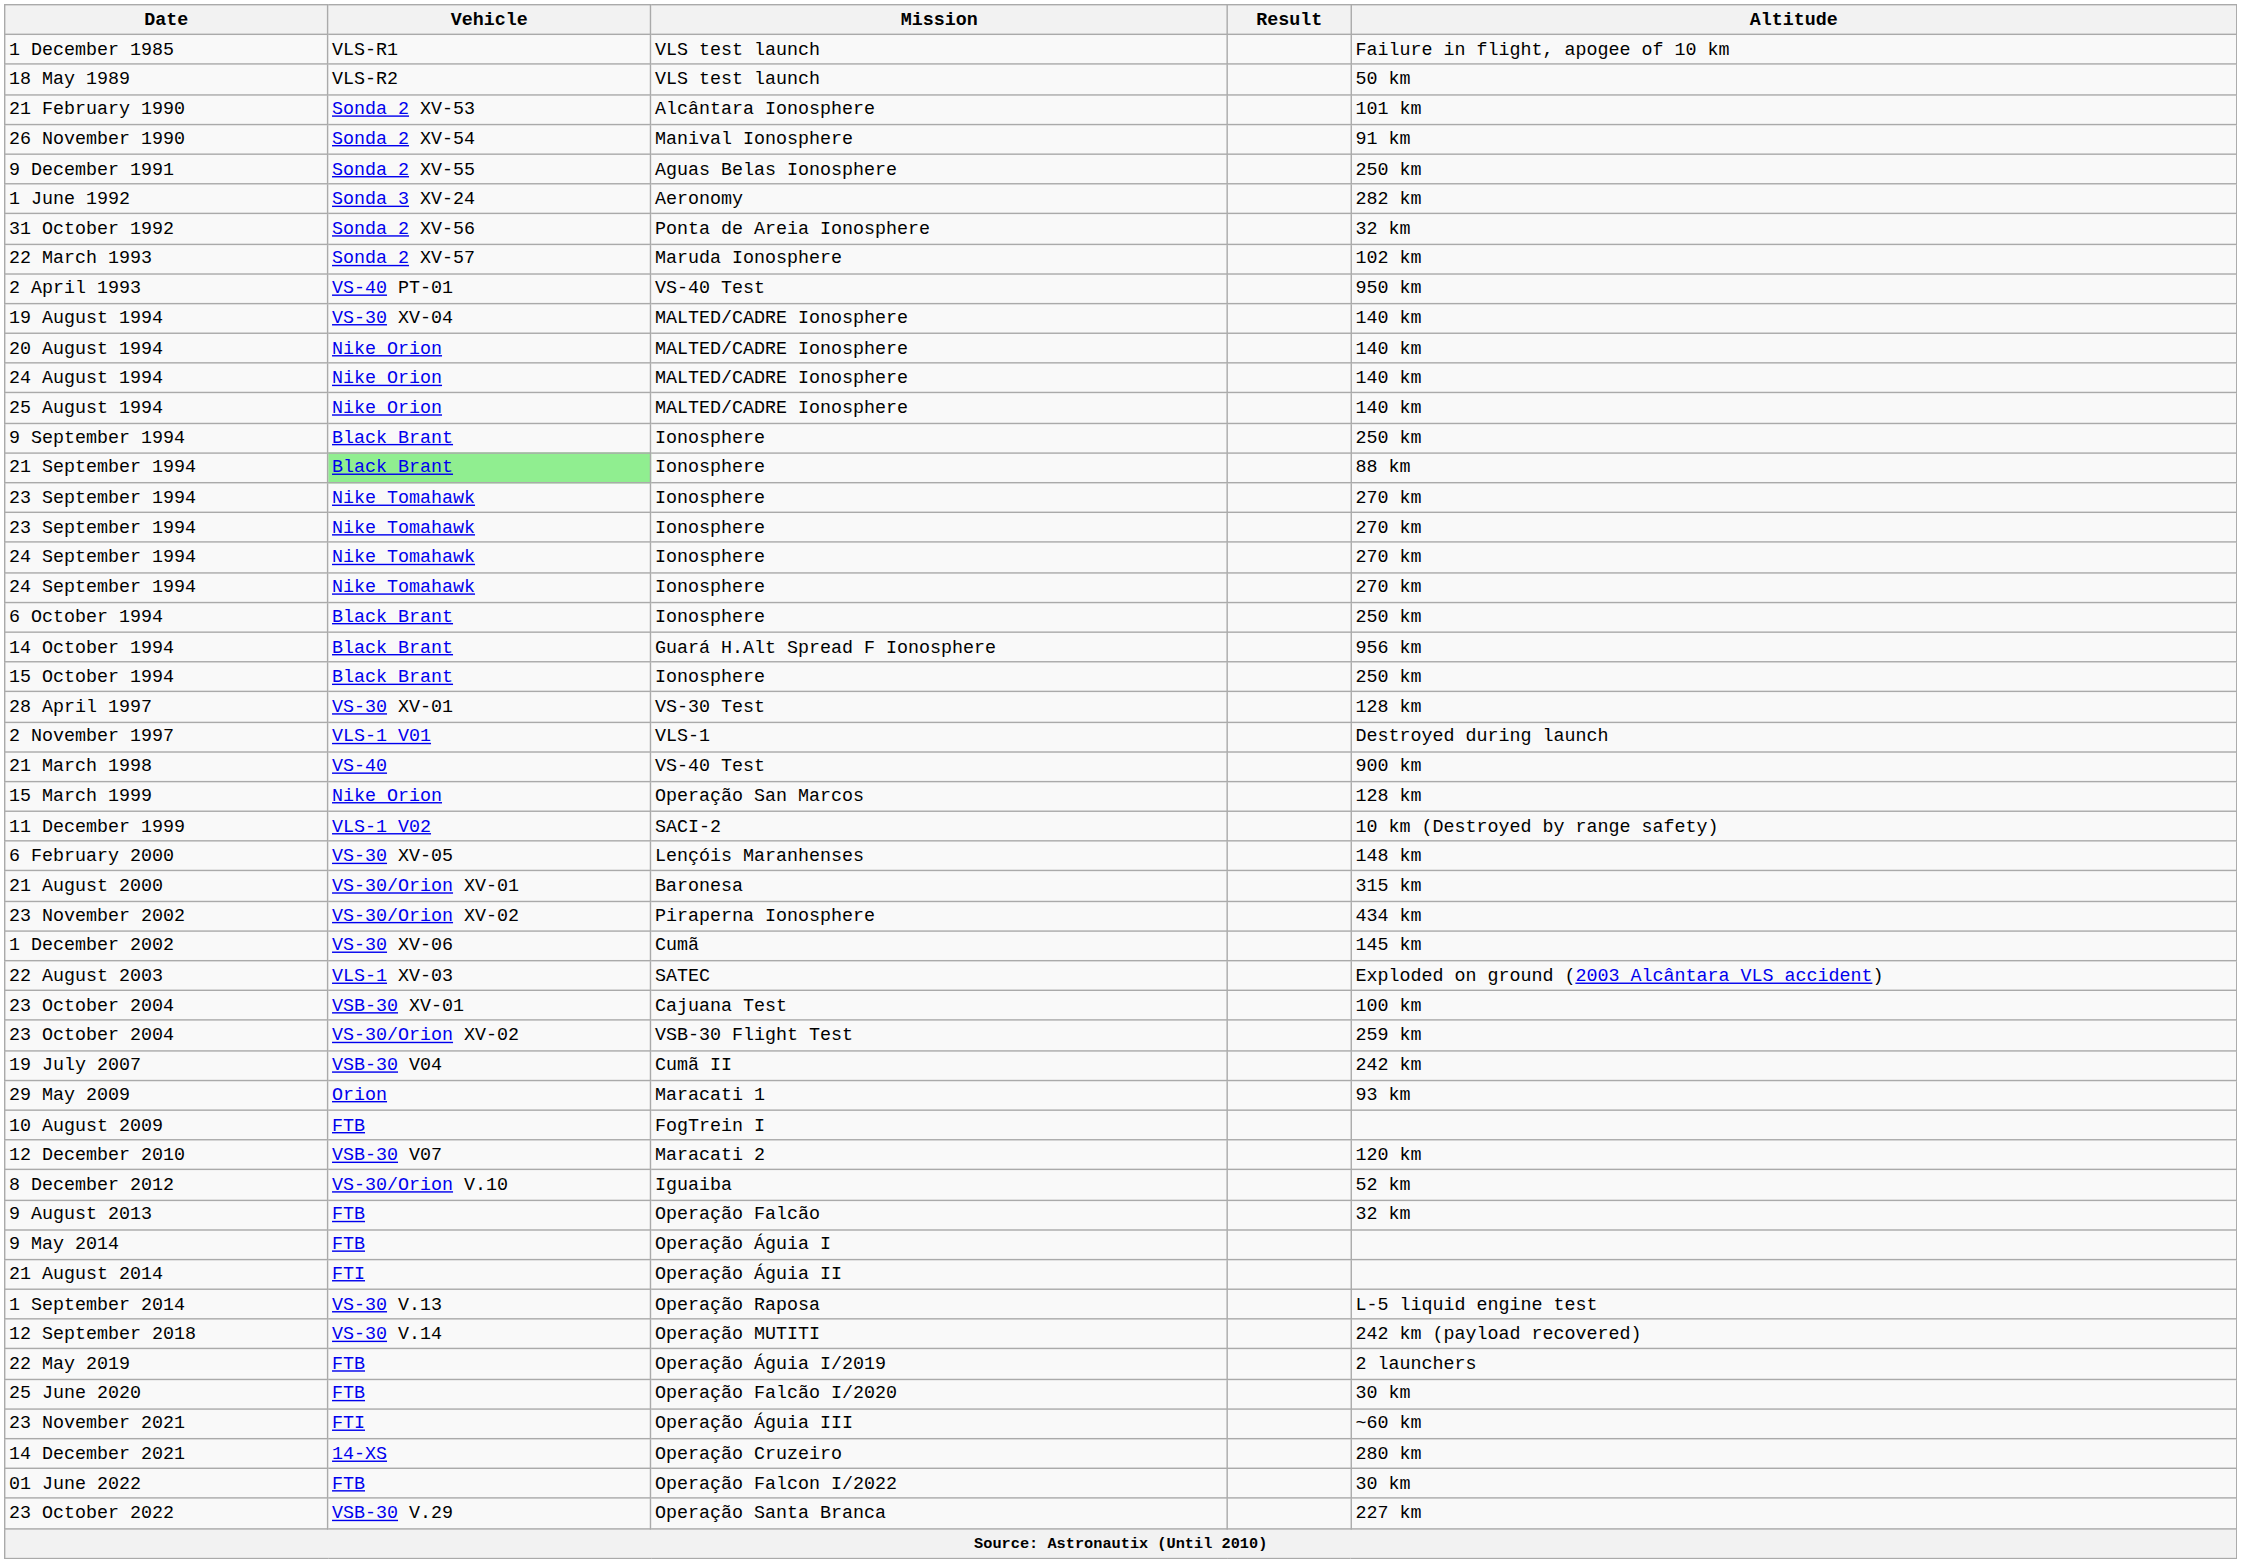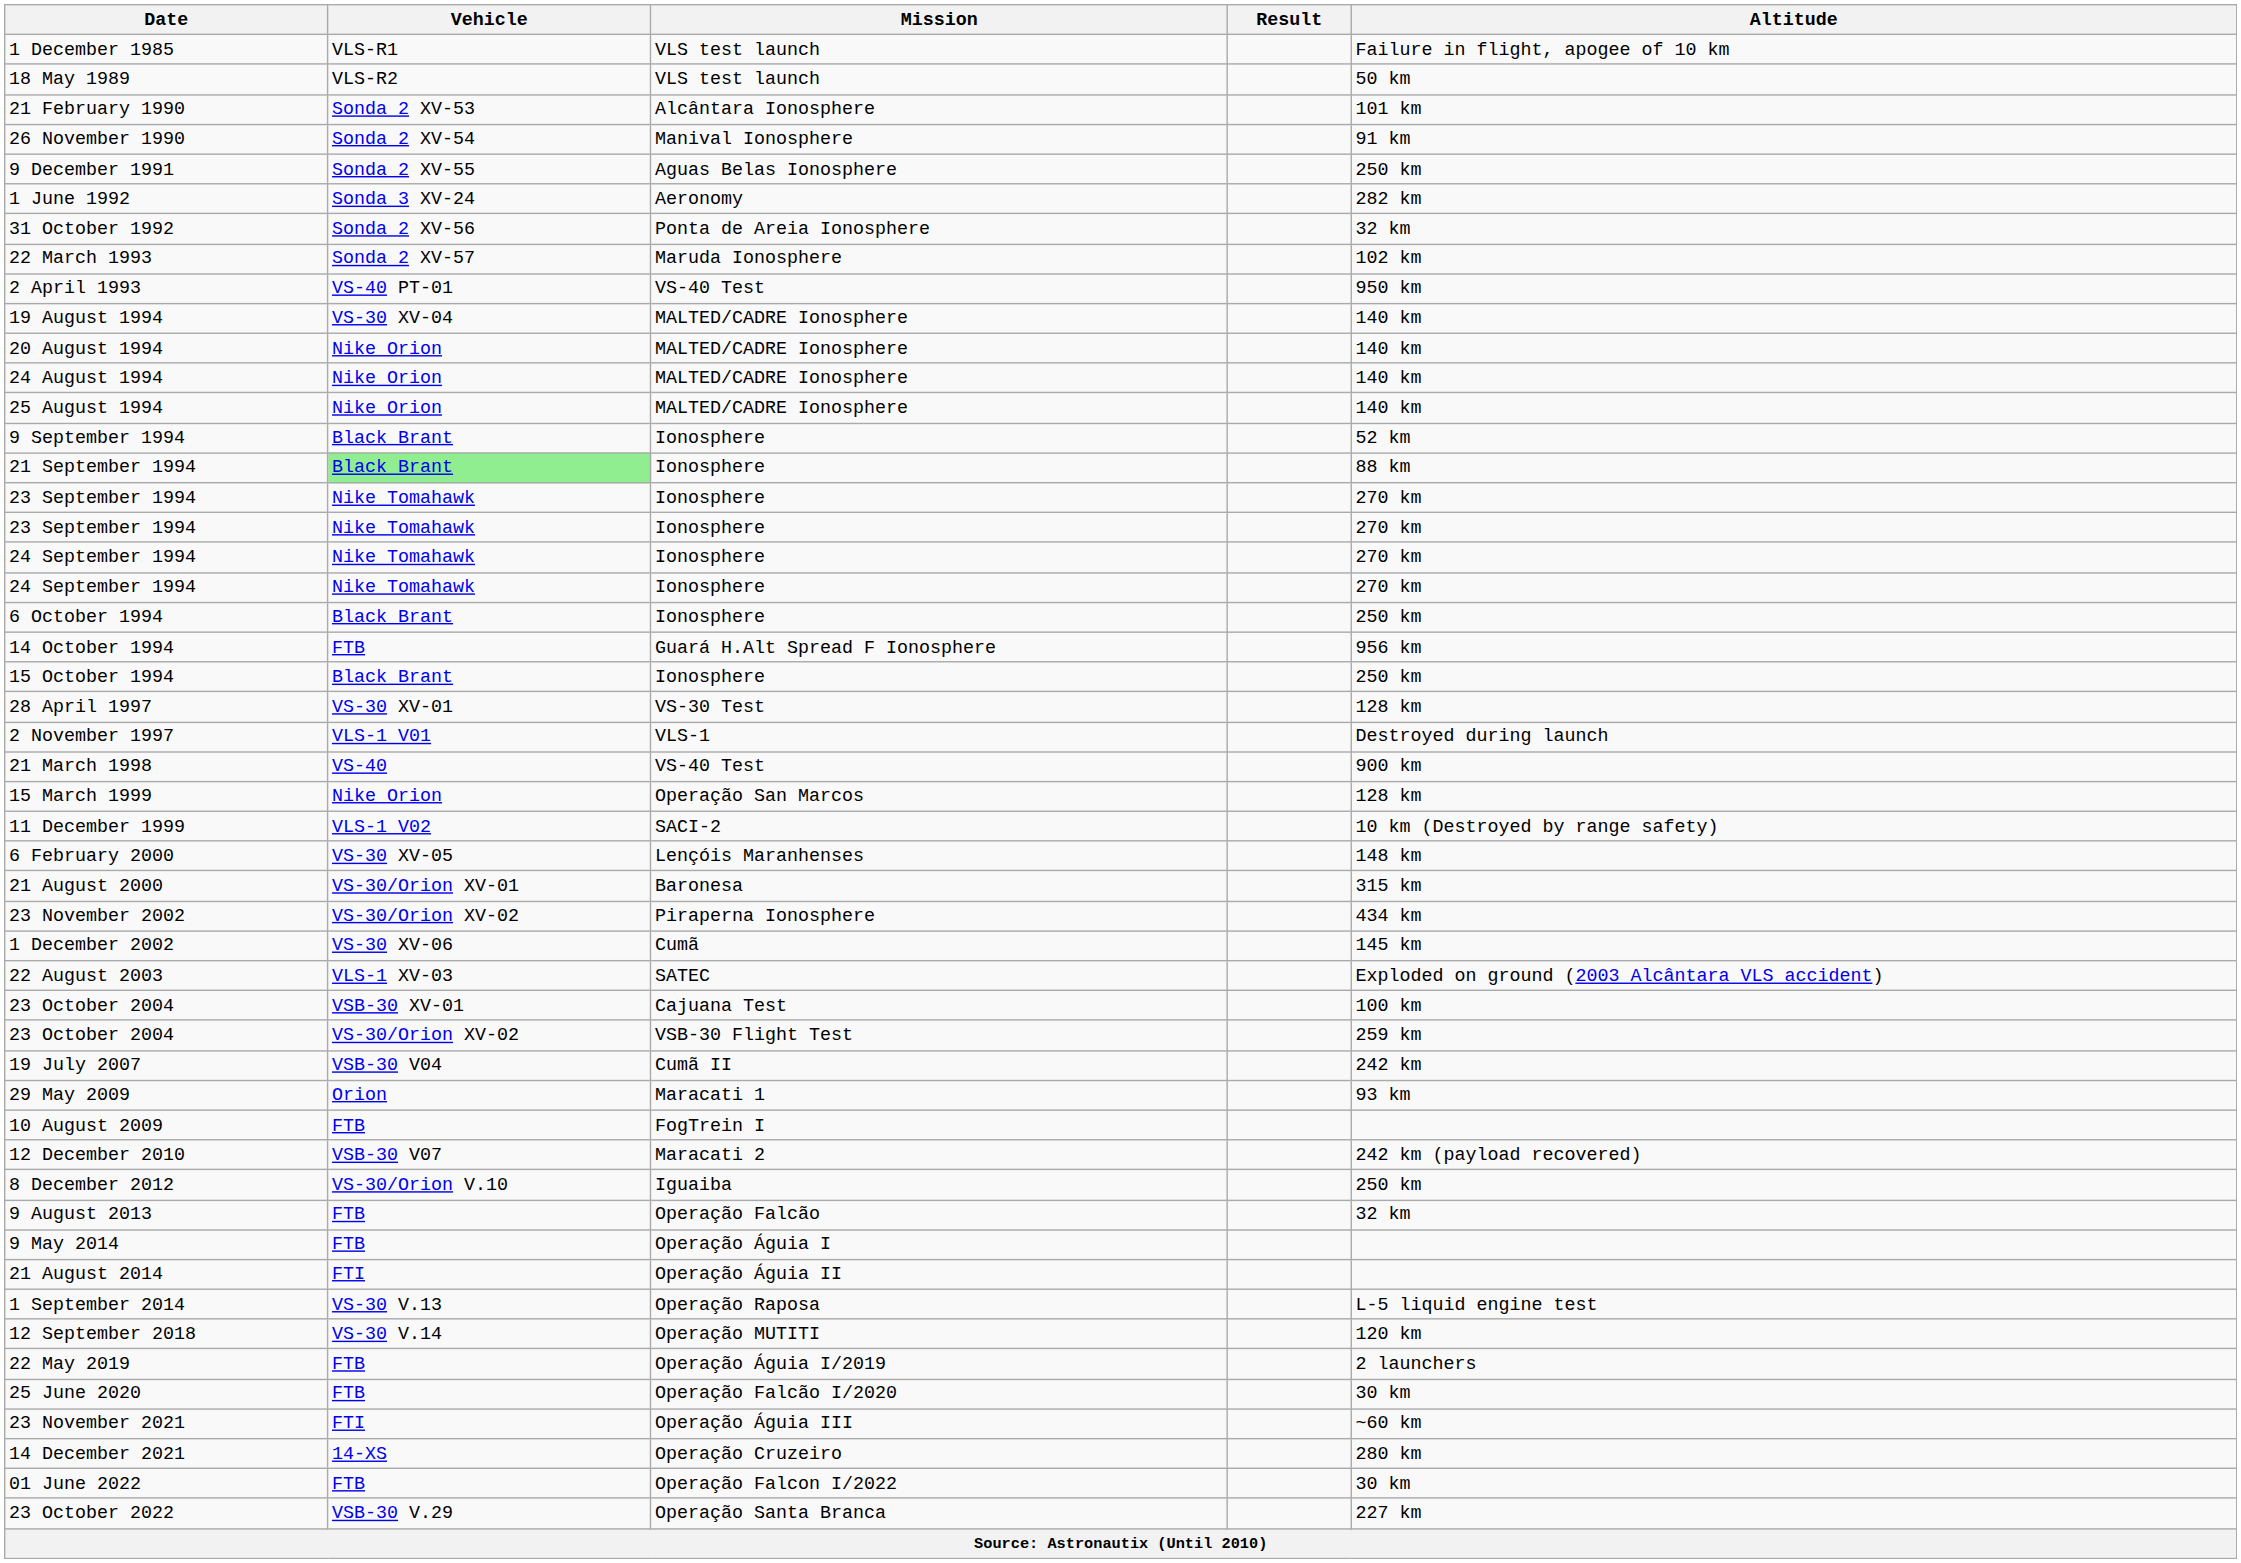(1388, 438) 250 km -> (1383, 438) 52 km
(393, 647) Black Brant -> (349, 647) FTB
(1388, 1155) 120 km -> (1498, 1155) 242 km (payload recovered)
(1383, 1185) 52 km -> (1388, 1185) 250 km
(1498, 1334) 242 km (payload recovered) -> (1388, 1334) 120 km
